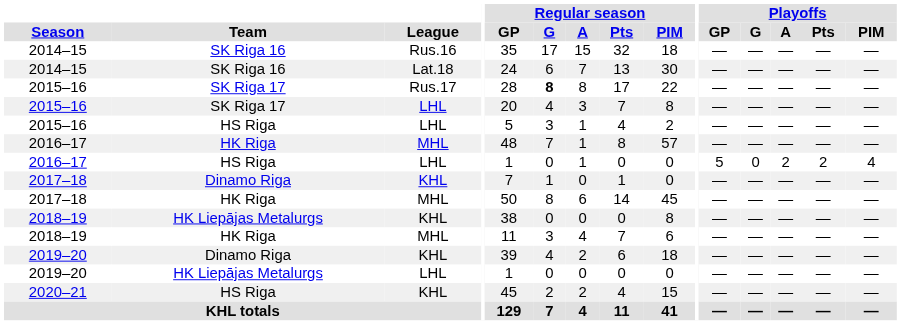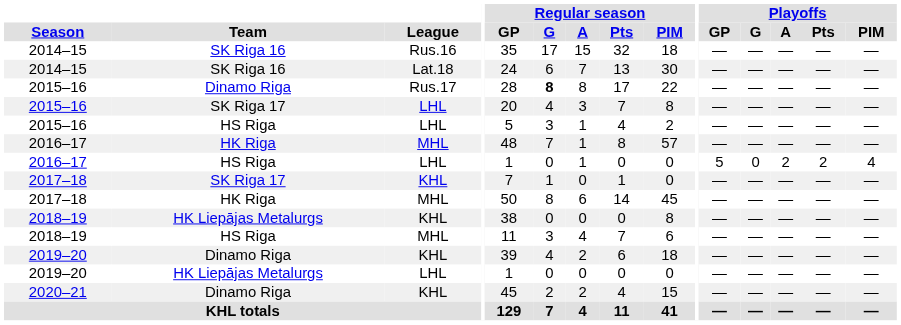(248, 87) SK Riga 17 -> (248, 87) Dinamo Riga
(248, 180) Dinamo Riga -> (248, 180) SK Riga 17
(248, 236) HK Riga -> (248, 236) HS Riga
(248, 292) HS Riga -> (248, 292) Dinamo Riga
